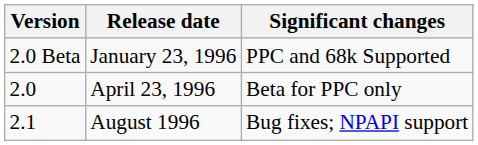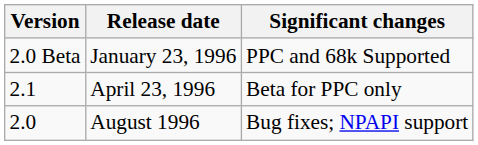(23, 88) 2.0 -> (23, 88) 2.1
(23, 122) 2.1 -> (23, 122) 2.0
